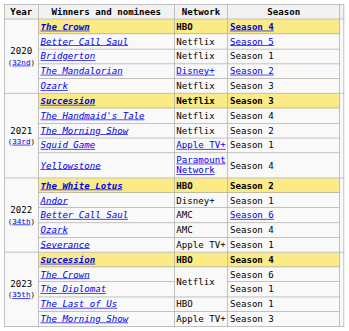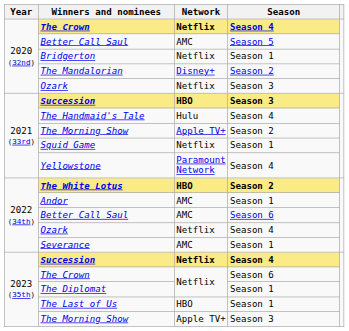(185, 27) HBO -> (195, 27) Netflix
(195, 41) Netflix -> (185, 41) AMC
(195, 101) Netflix -> (185, 101) HBO
(195, 116) Netflix -> (187, 116) Hulu
(195, 130) Netflix -> (201, 130) Apple TV+
(201, 145) Apple TV+ -> (195, 145) Netflix
(195, 200) Disney+ -> (185, 200) AMC
(185, 230) AMC -> (195, 230) Netflix
(201, 245) Apple TV+ -> (185, 245) AMC
(185, 260) HBO -> (195, 260) Netflix
